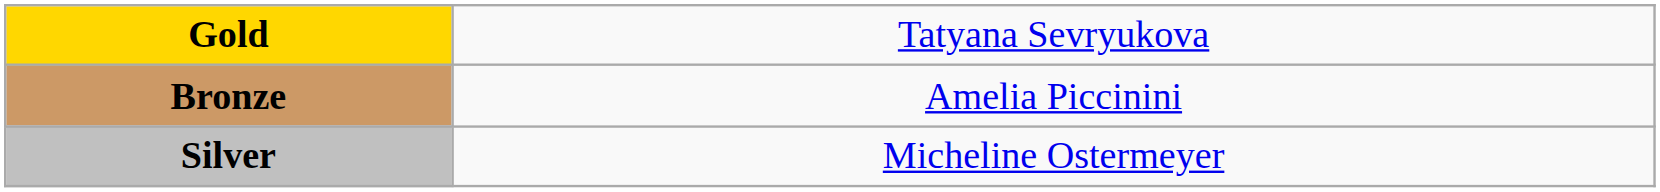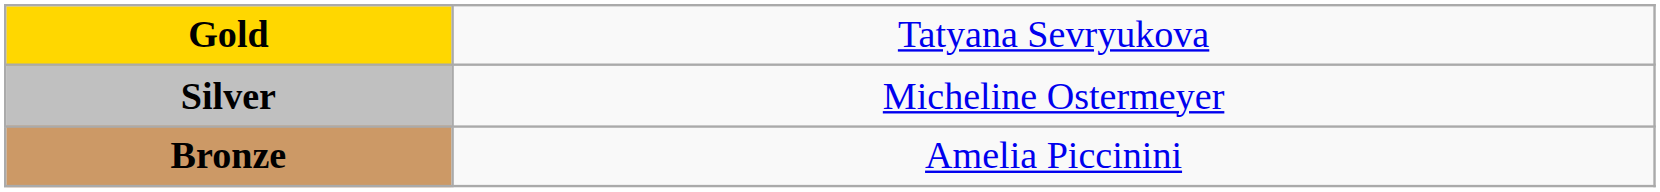rows swapped: (228, 155) <-> (228, 95)
